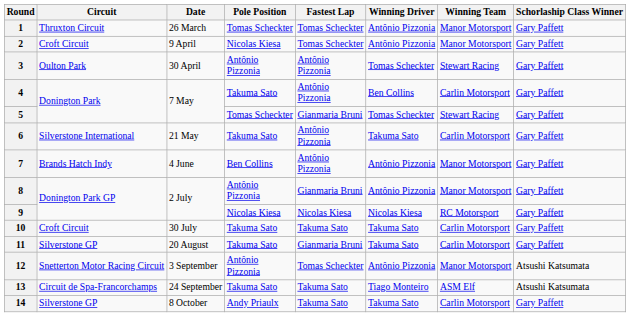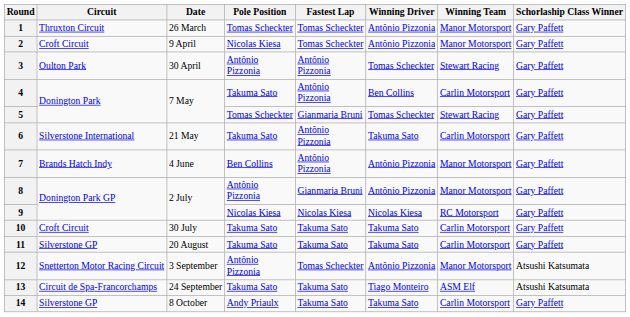(330, 244) Gianmaria Bruni -> (323, 244) Takuma Sato
